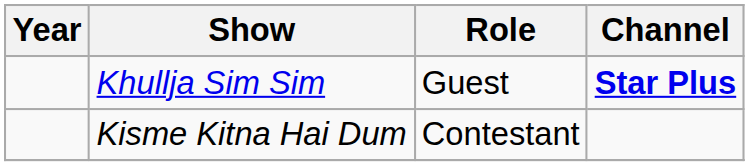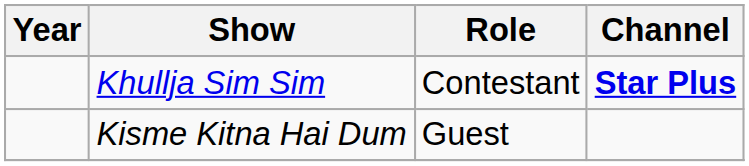(465, 82) Guest -> (501, 82) Contestant
(501, 133) Contestant -> (465, 133) Guest
